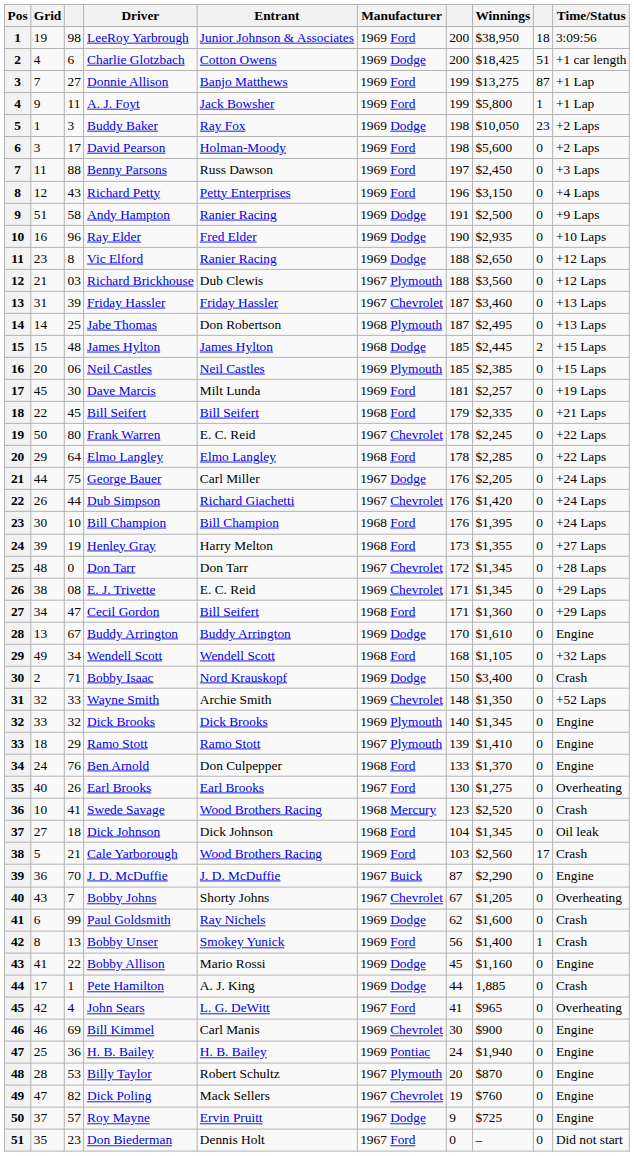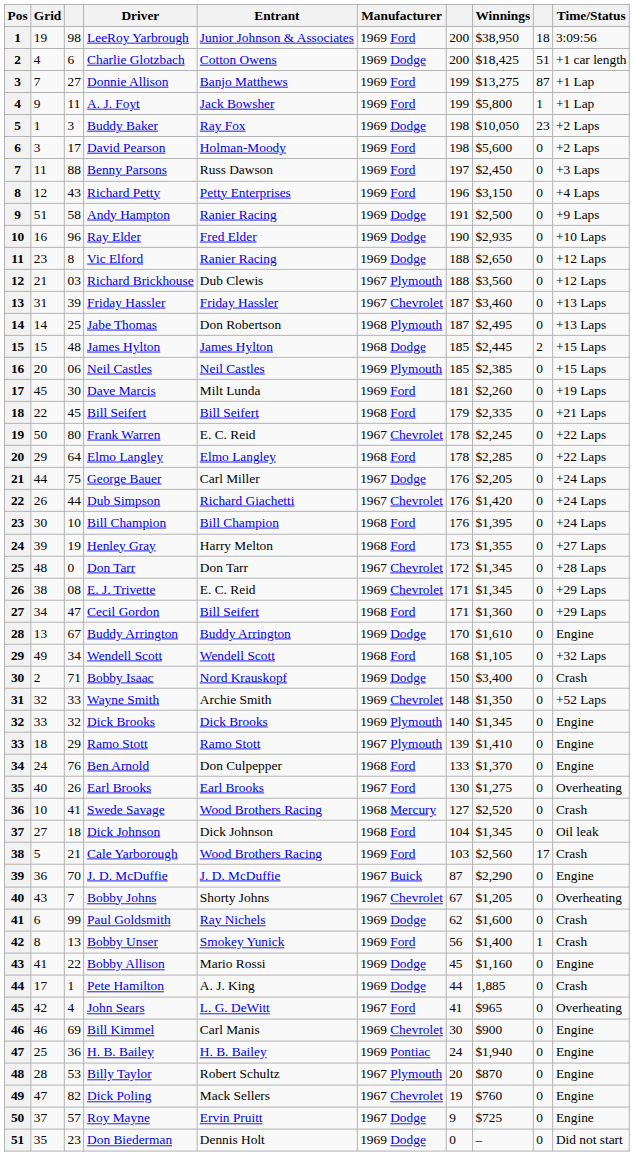(494, 390) $2,257 -> (494, 390) $2,260
(459, 809) 123 -> (459, 809) 127
(388, 1140) 1967 Ford -> (393, 1140) 1969 Dodge
